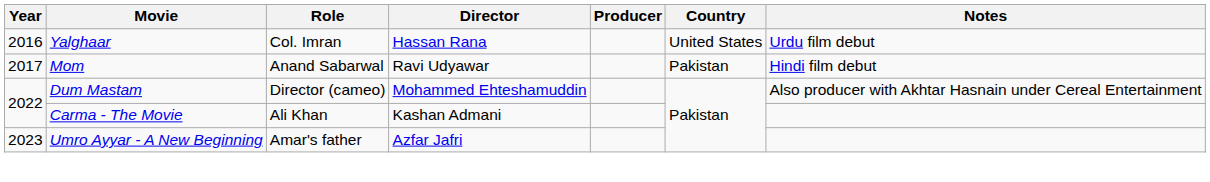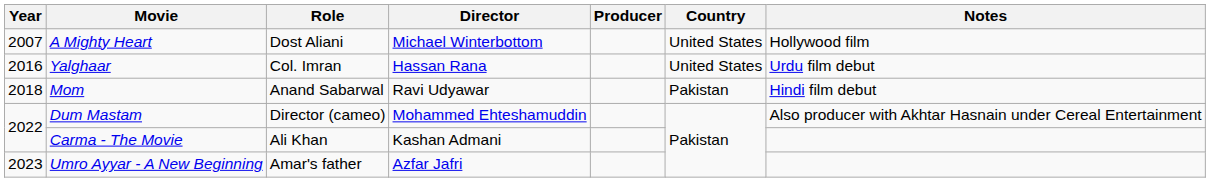+ row: (101, 41)
(25, 66) 2017 -> (25, 90) 2018
